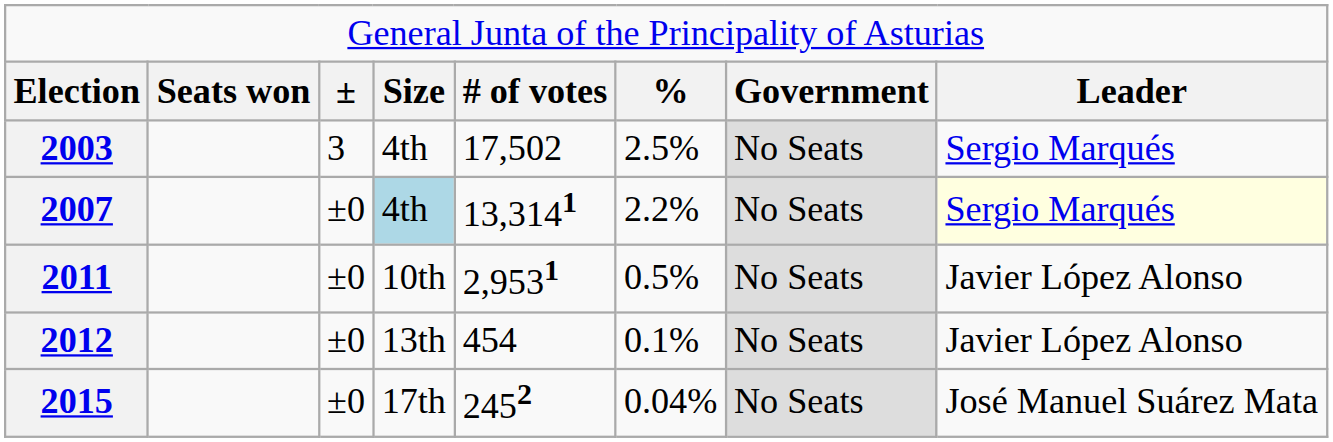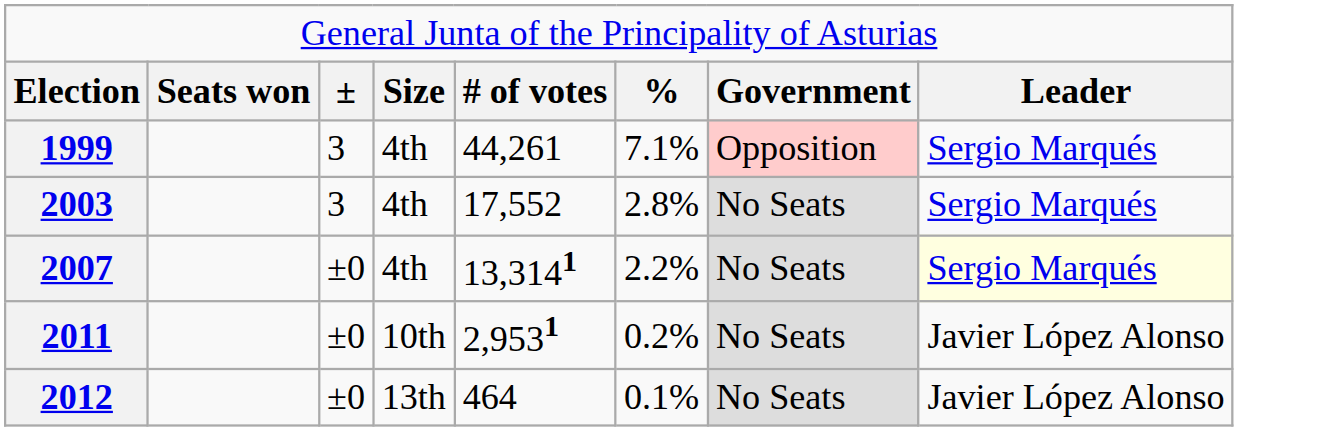+ row: (77, 147)
(512, 147) 17,502 -> (512, 205) 17,552
(662, 147) 2.5% -> (662, 205) 2.8%
(405, 210) lightblue background -> (405, 267) no background
(662, 277) 0.5% -> (662, 334) 0.2%
(490, 339) 454 -> (490, 396) 464
- row: (77, 401)
